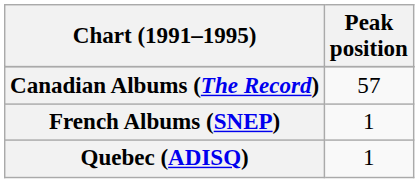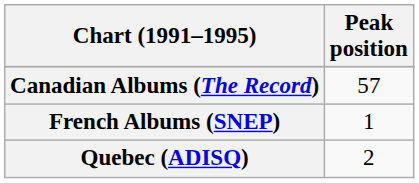(369, 158) 1 -> (369, 158) 2
